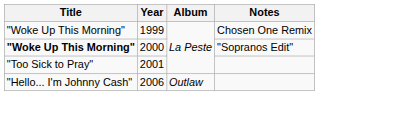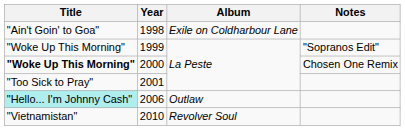+ row: (152, 30)
(264, 30) Chosen One Remix -> (341, 47) "Sopranos Edit"
(255, 47) "Sopranos Edit" -> (350, 64) Chosen One Remix
(69, 82) no background -> (69, 99) paleturquoise background
+ row: (152, 116)
